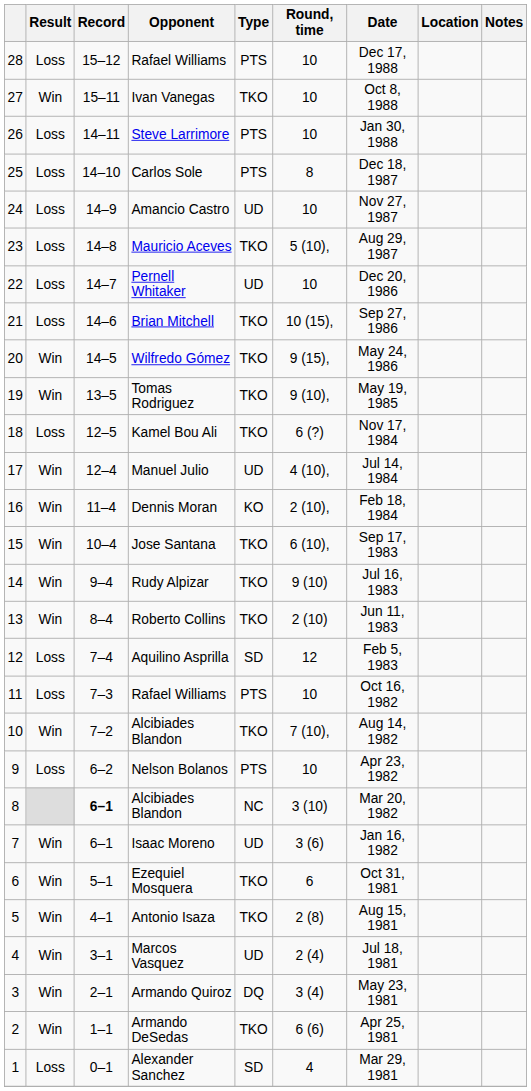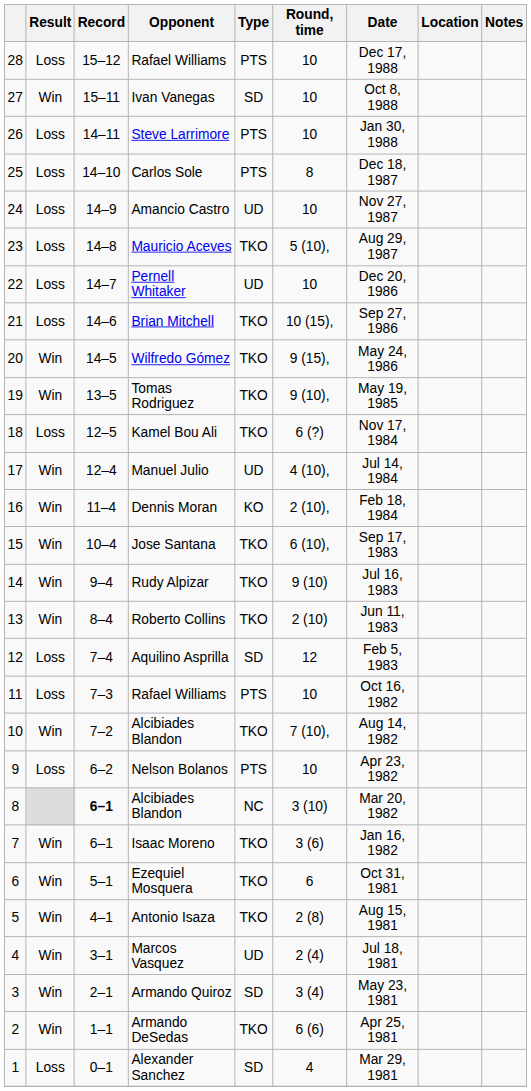(254, 97) TKO -> (254, 97) SD
(254, 843) UD -> (254, 843) TKO
(254, 993) DQ -> (254, 993) SD
